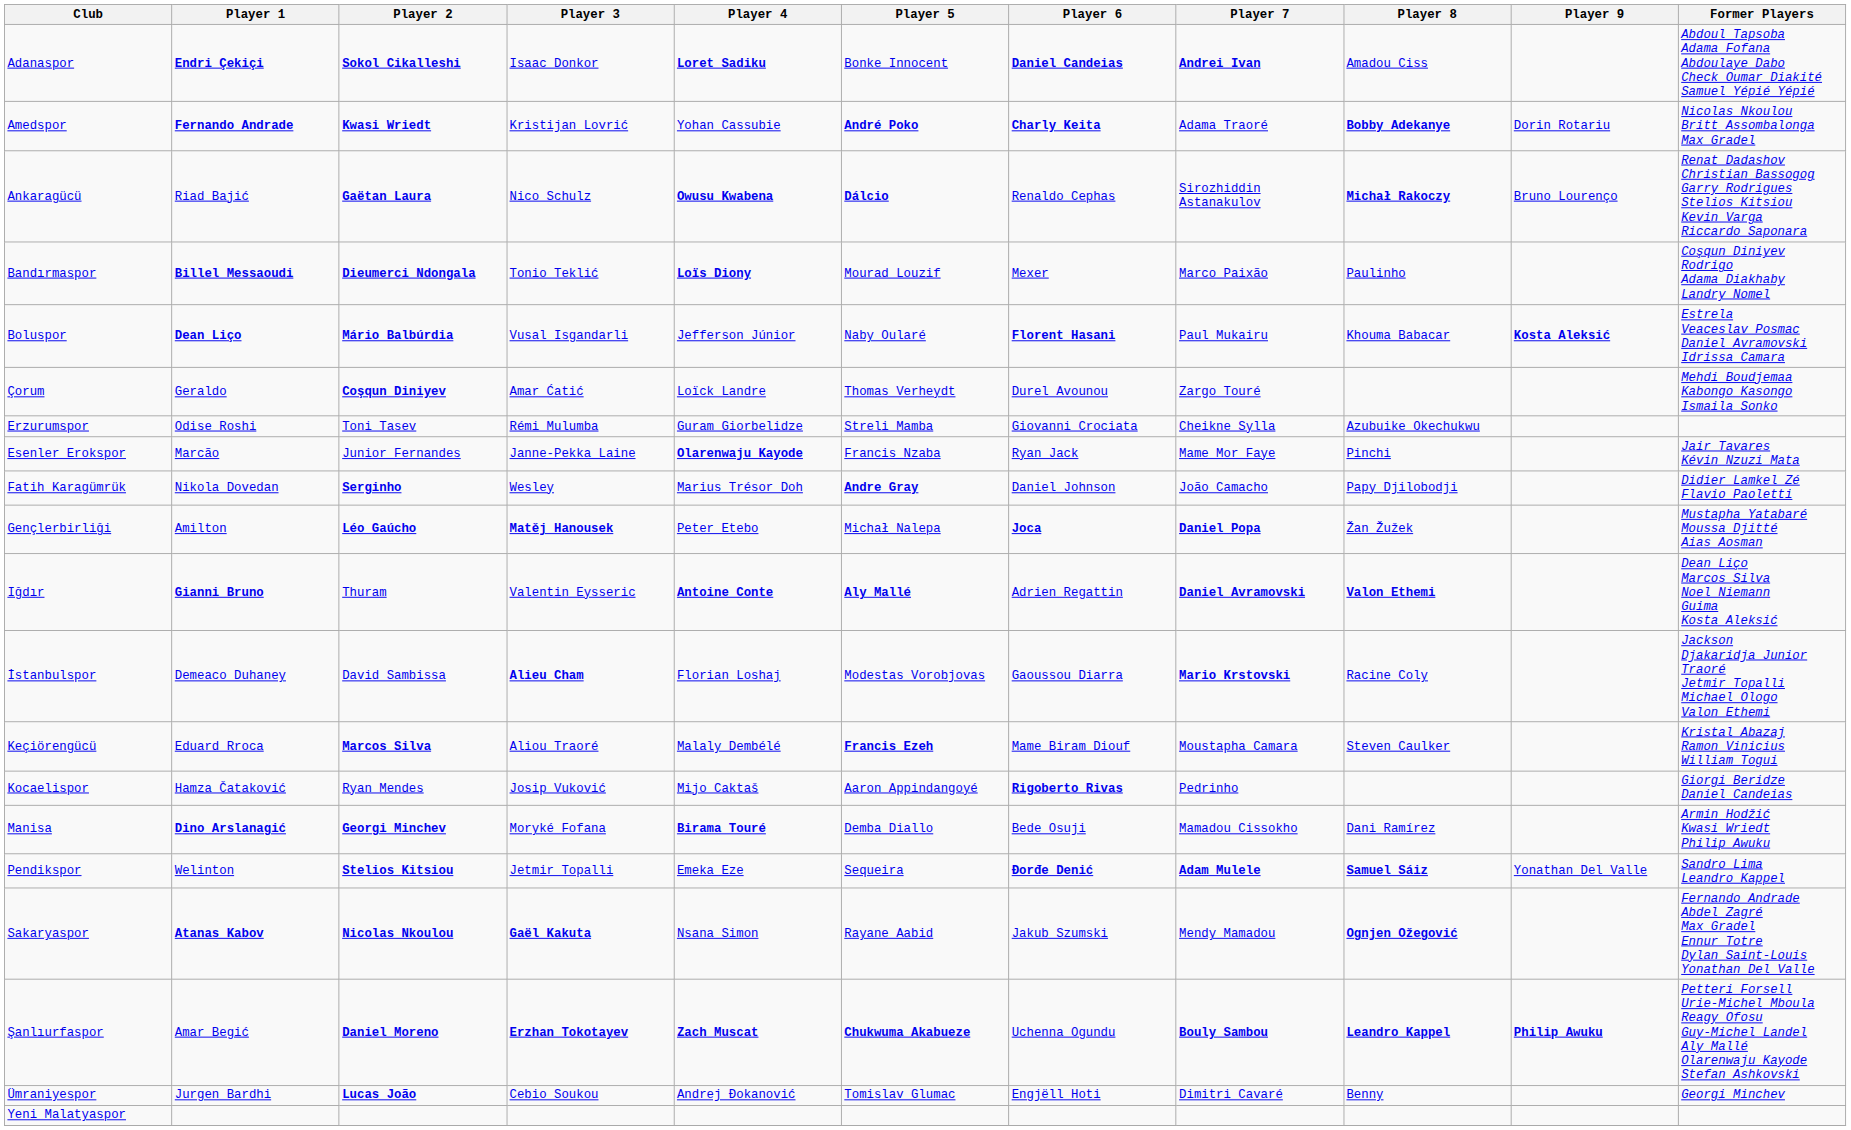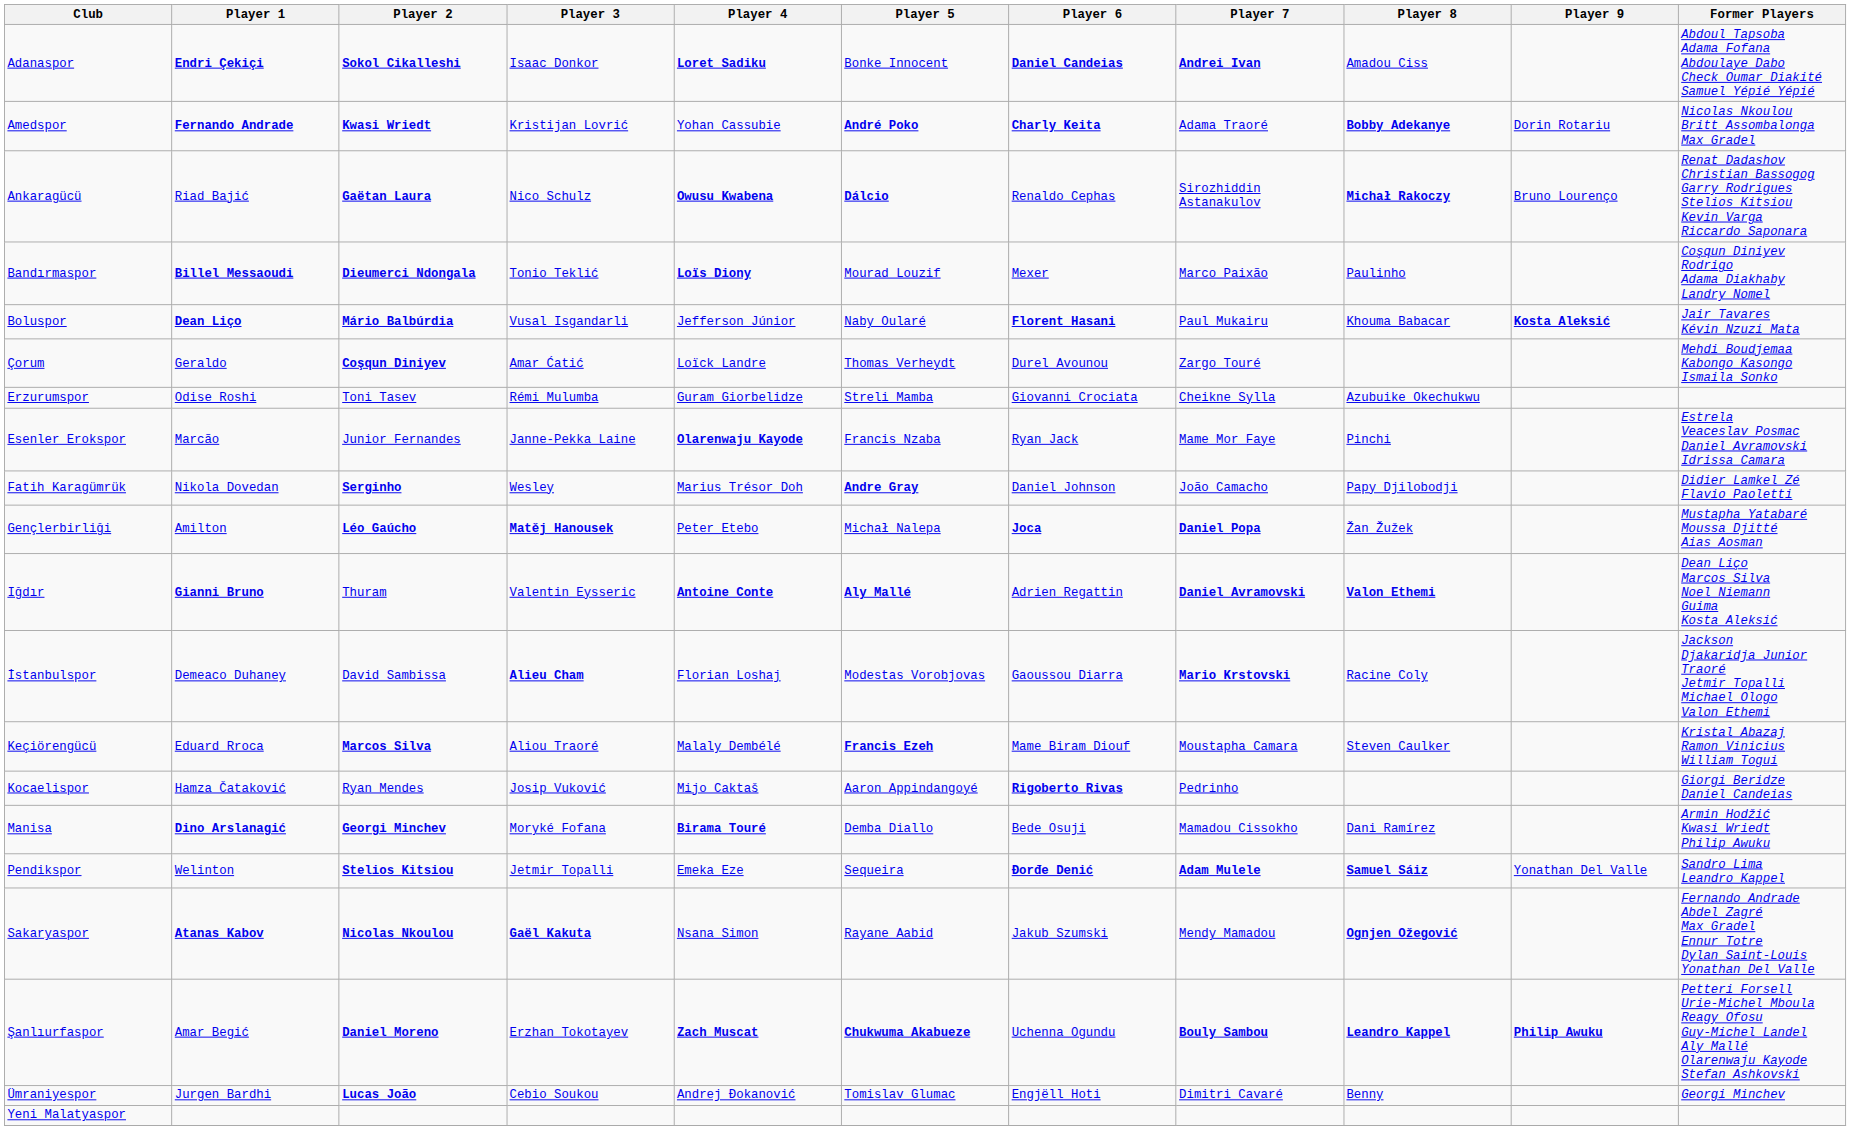(1744, 336) Estrela Veaceslav Posmac Daniel Avramovski Idrissa Camara -> (1740, 322) Jair Tavares Kévin Nzuzi Mata
(1740, 453) Jair Tavares Kévin Nzuzi Mata -> (1744, 439) Estrela Veaceslav Posmac Daniel Avramovski Idrissa Camara
(569, 1032) bold -> (569, 1032) normal
